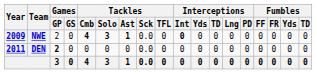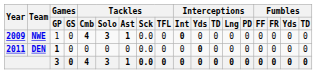(57, 37) 2 -> (57, 37) 1
(57, 50) 2 -> (57, 50) 1
(200, 50) normal -> (200, 50) bold
